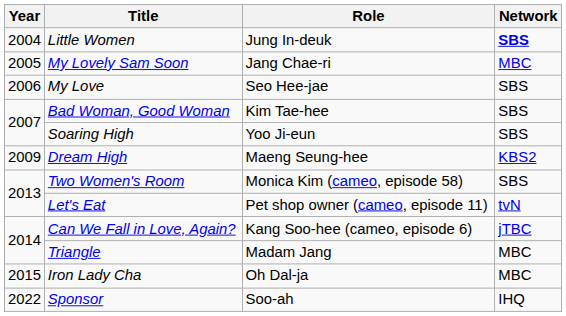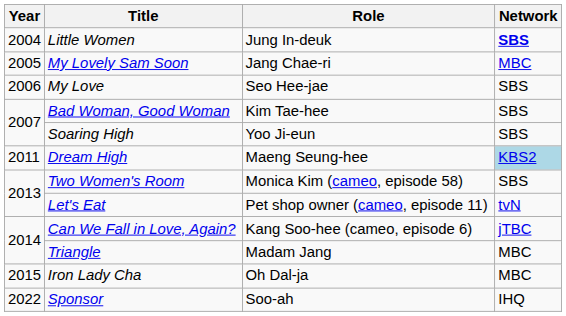(24, 157) 2009 -> (24, 157) 2011
(517, 157) no background -> (517, 157) lightblue background
